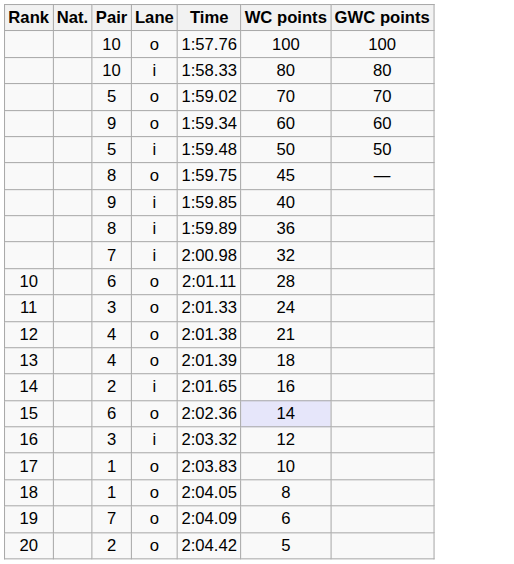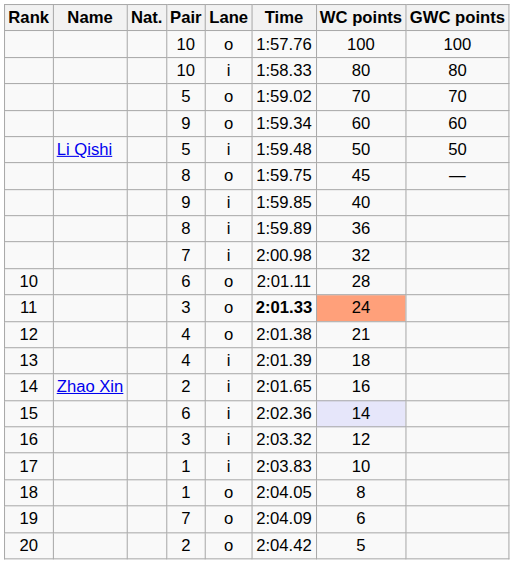+ column: (90, 17)
(209, 307) normal -> (284, 307) bold
(286, 307) no background -> (361, 307) lightsalmon background
(154, 360) o -> (229, 360) i
(154, 413) o -> (229, 413) i
(154, 466) o -> (229, 466) i
